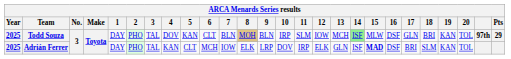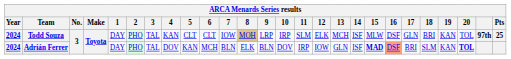(13, 35) 2025 -> (13, 35) 2024
(171, 35) DOV -> (171, 35) KAN
(190, 35) KAN -> (190, 35) CLT
(228, 35) BLN -> (228, 35) IOW
(266, 35) BLN -> (266, 35) LRP
(322, 35) IOW -> (322, 35) ELK
(357, 35) lightgreen background -> (357, 35) no background
(498, 35) 29 -> (499, 35) 25
(13, 48) 2025 -> (13, 48) 2024
(171, 48) KAN -> (171, 48) DOV
(190, 48) CLT -> (190, 48) KAN
(228, 48) IOW -> (228, 48) BLN
(266, 48) LRP -> (266, 48) BLN
(322, 48) ELK -> (322, 48) IOW
(393, 48) no background -> (393, 48) lightsalmon background
(466, 48) normal -> (467, 48) bold
